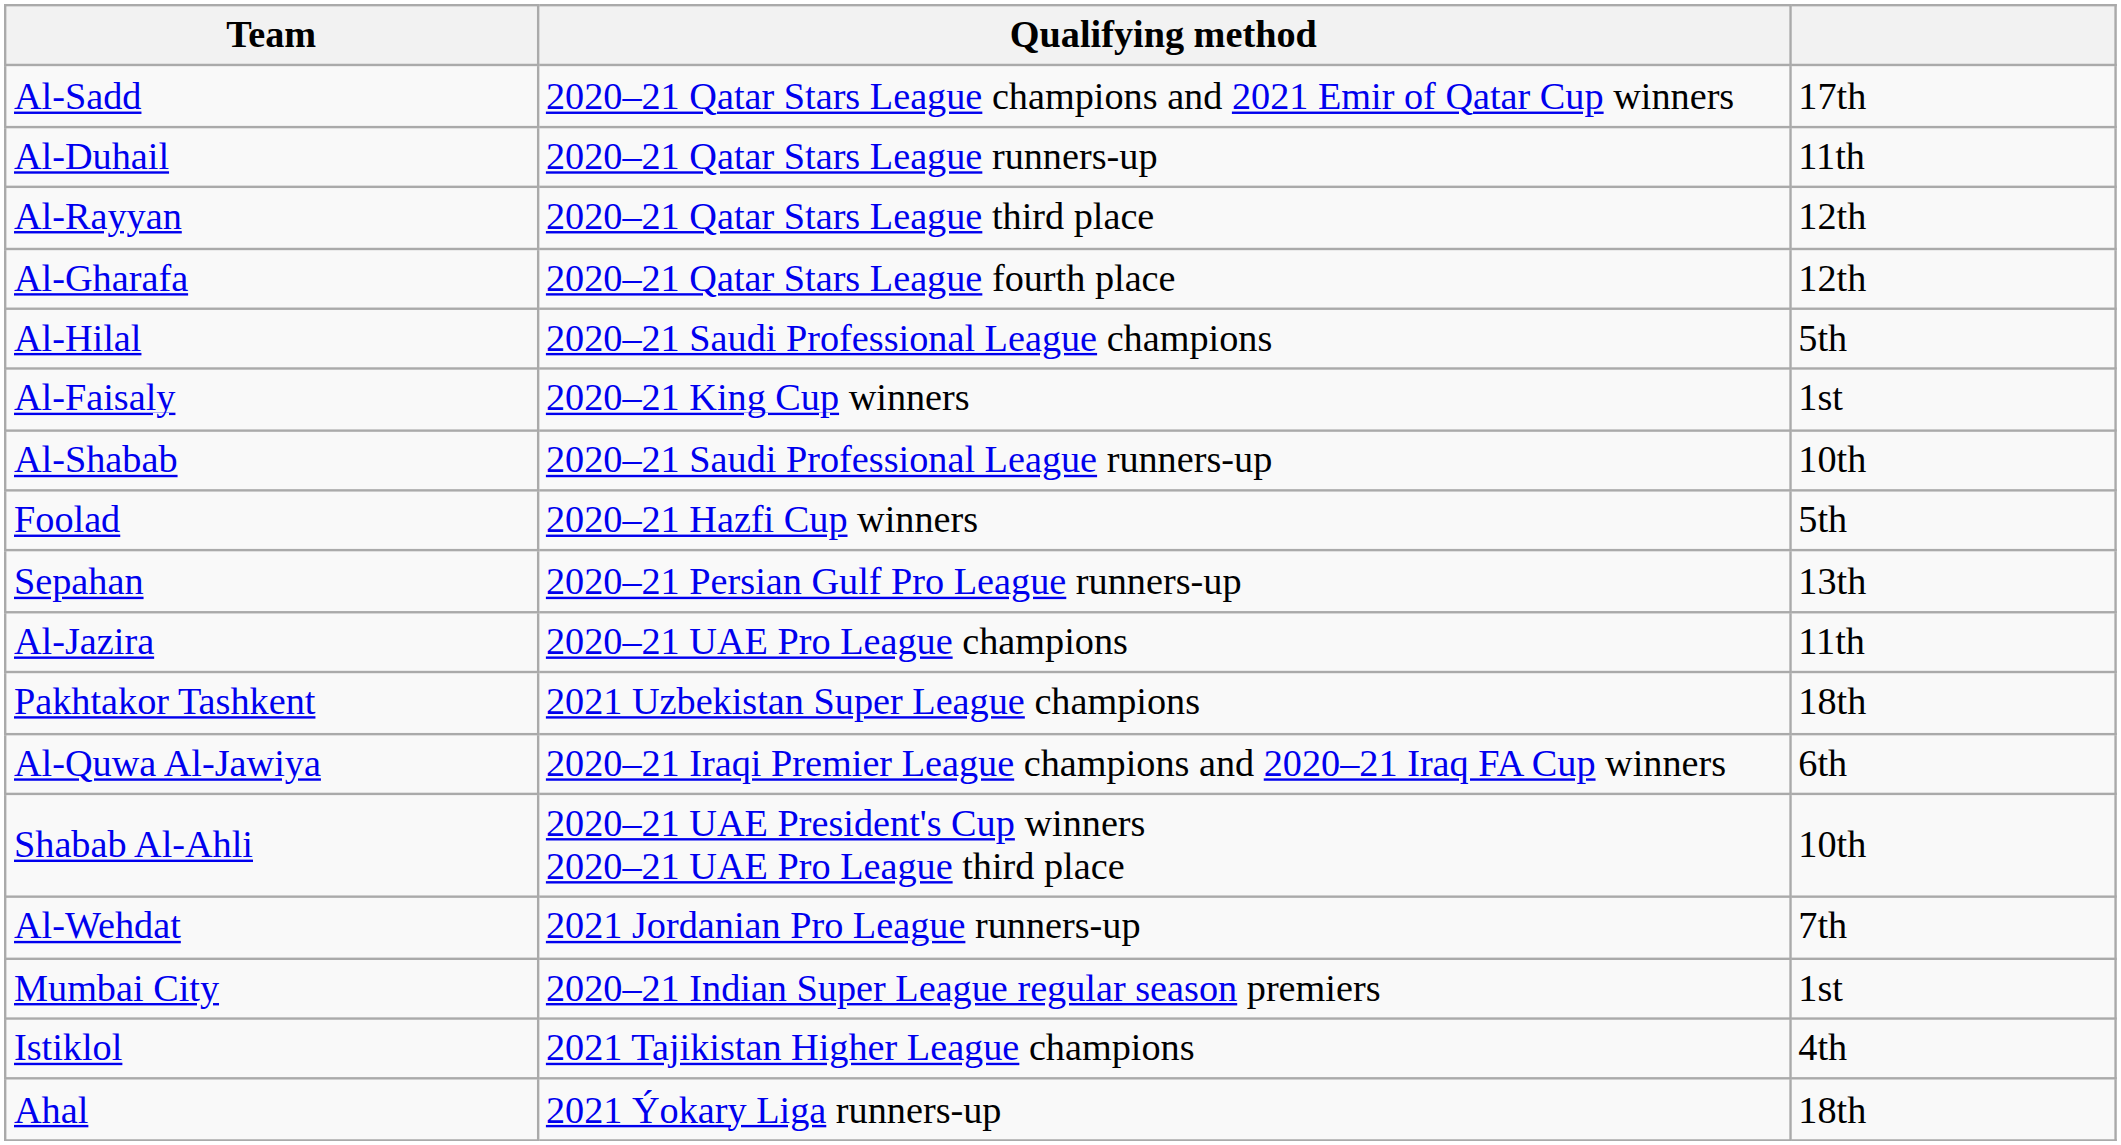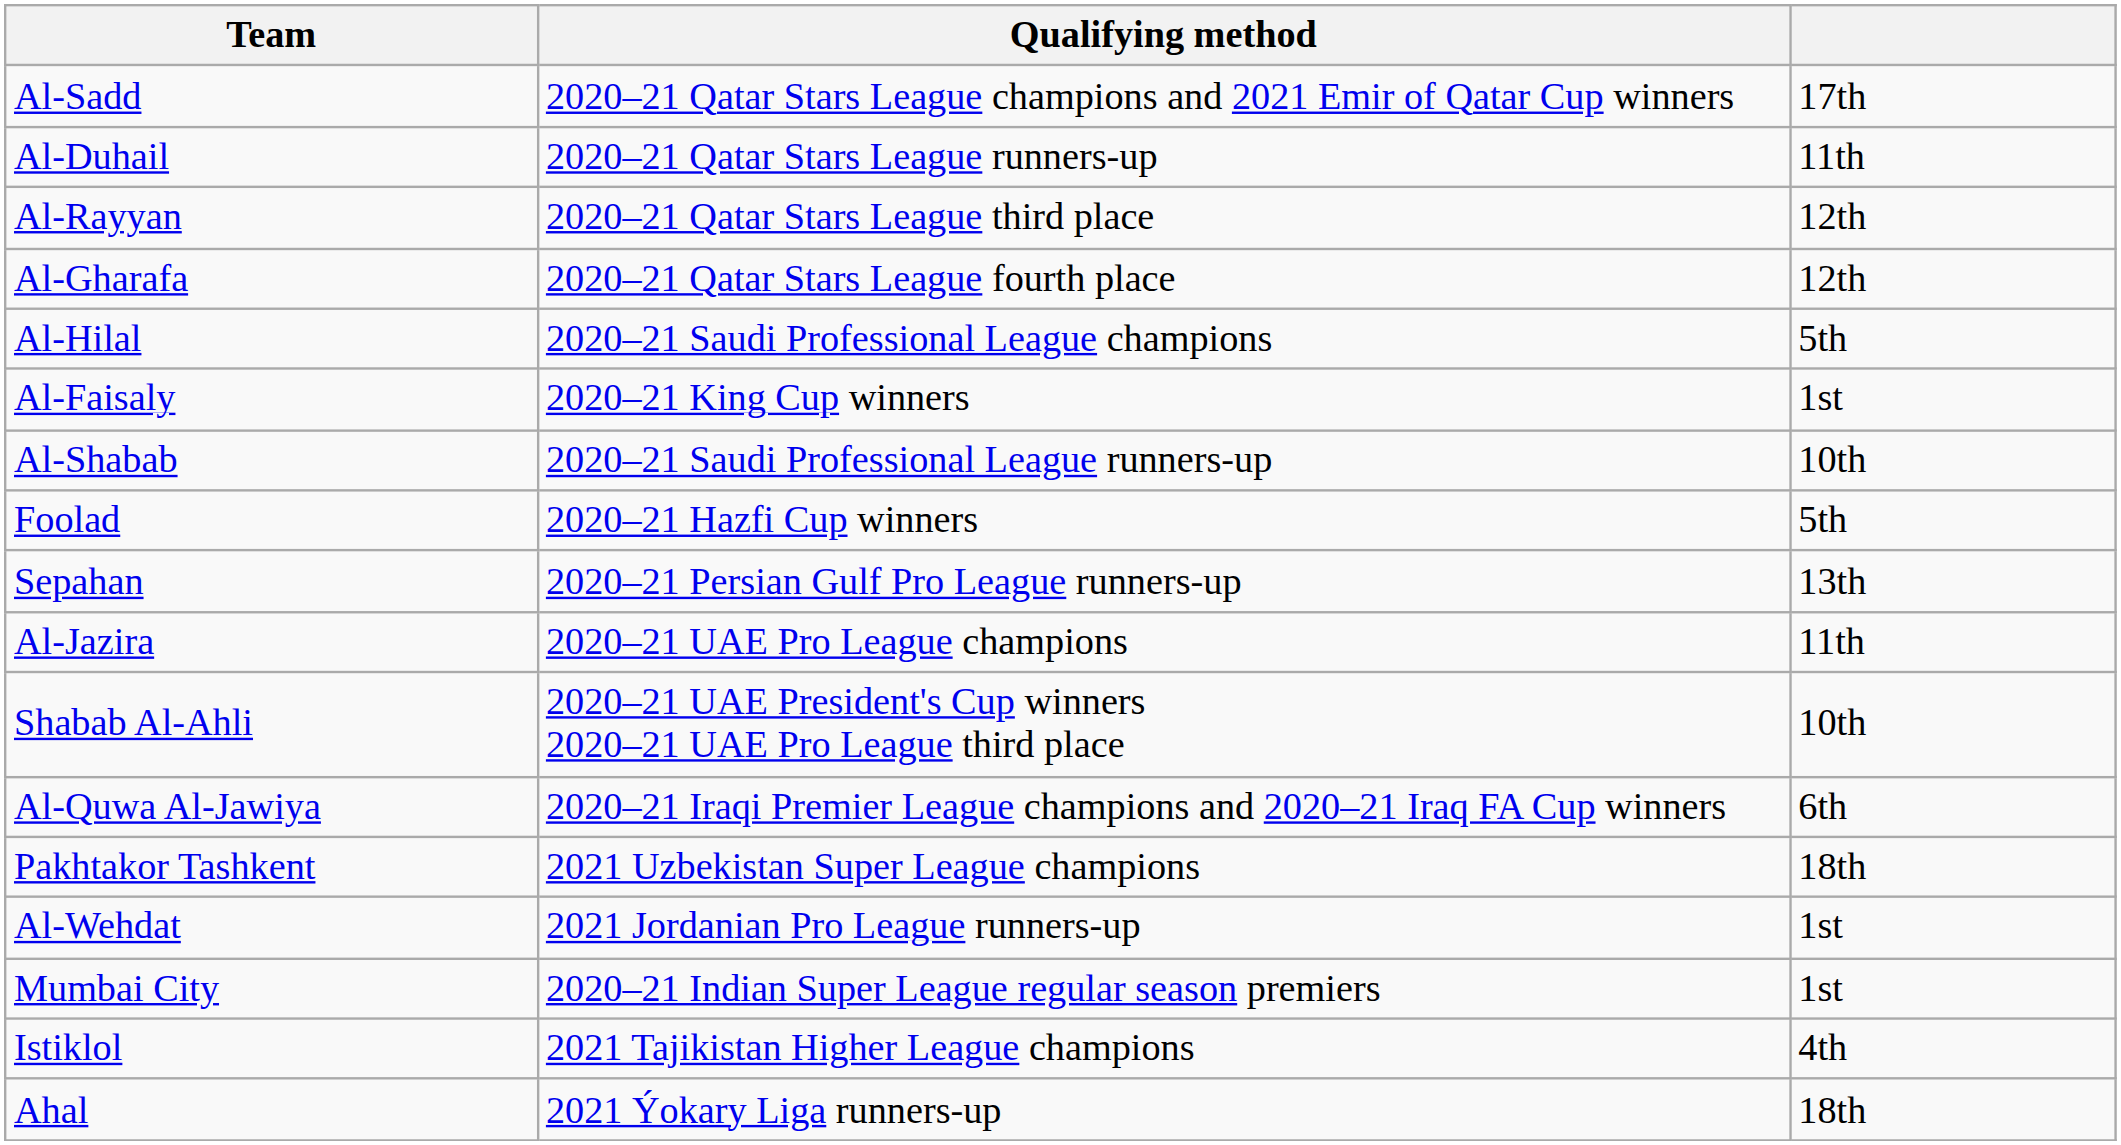rows swapped: (134, 844) <-> (165, 701)
(1823, 926) 7th -> (1821, 926) 1st
